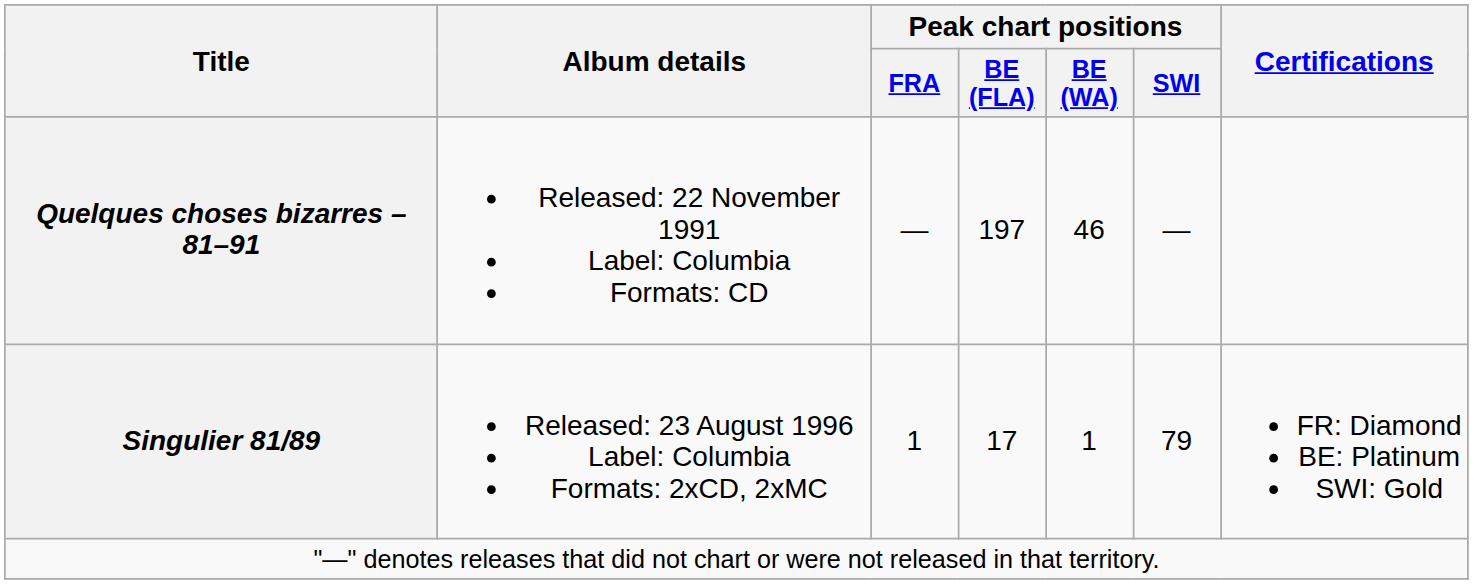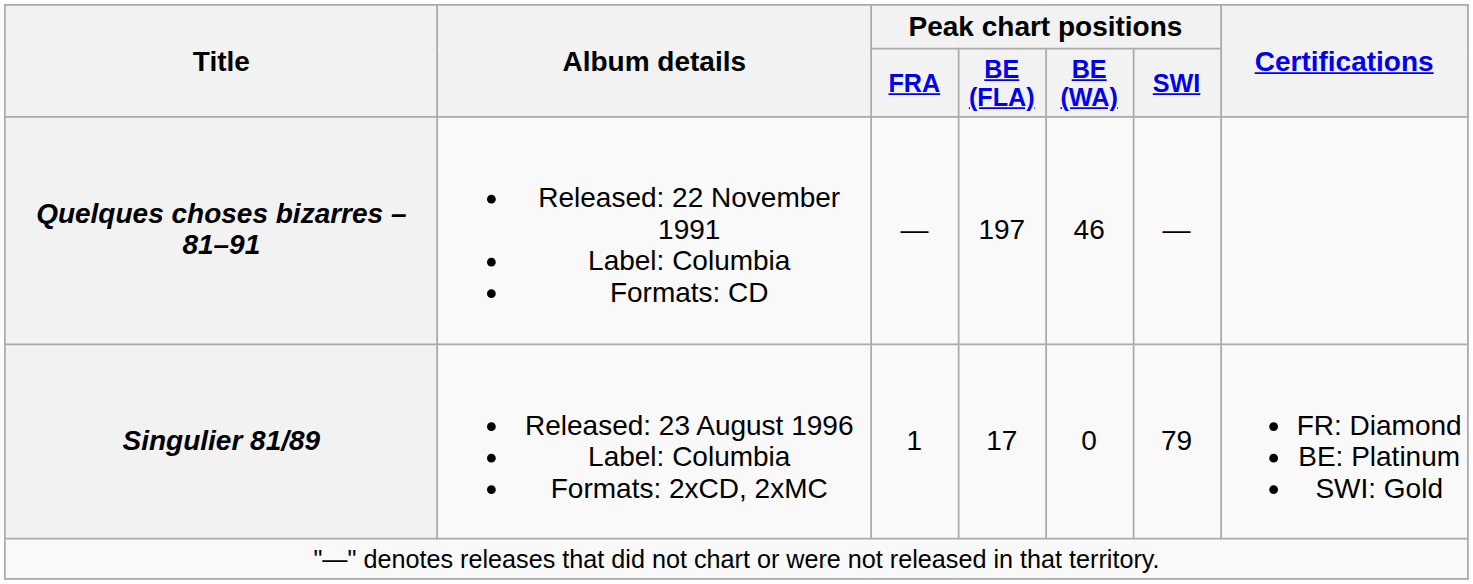(1089, 440) 1 -> (1089, 440) 0
